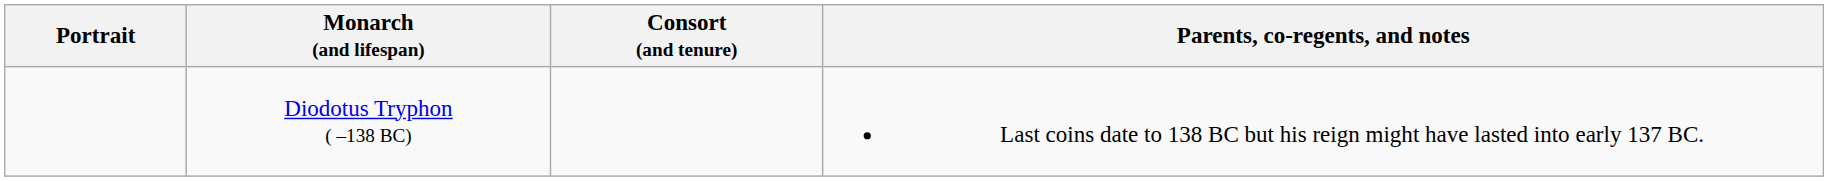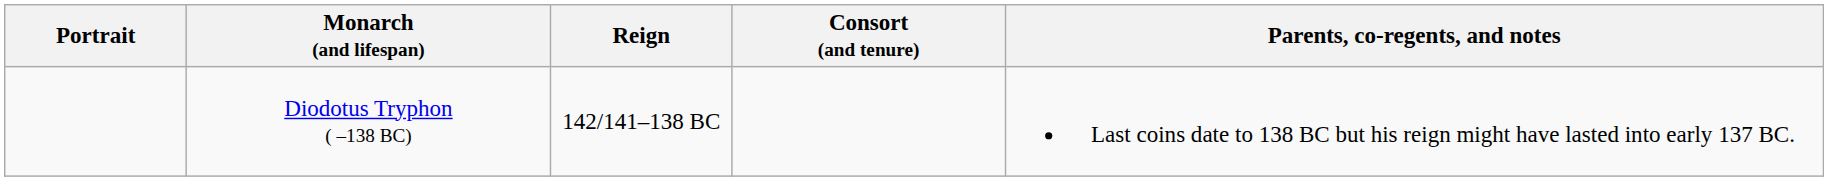+ column: (641, 35)
